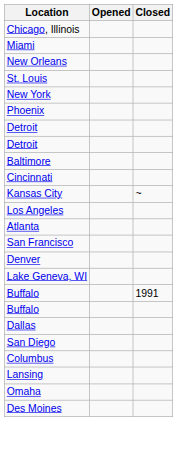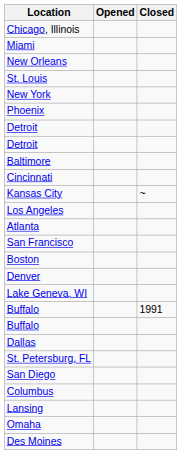+ row: (23, 260)
+ row: (49, 359)
